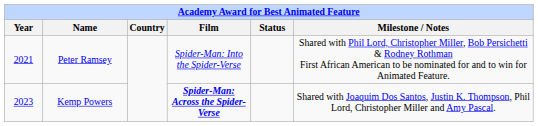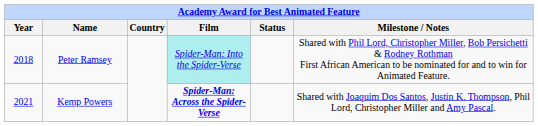(23, 59) 2021 -> (23, 59) 2018
(209, 59) no background -> (209, 59) paleturquoise background
(23, 102) 2023 -> (23, 102) 2021
